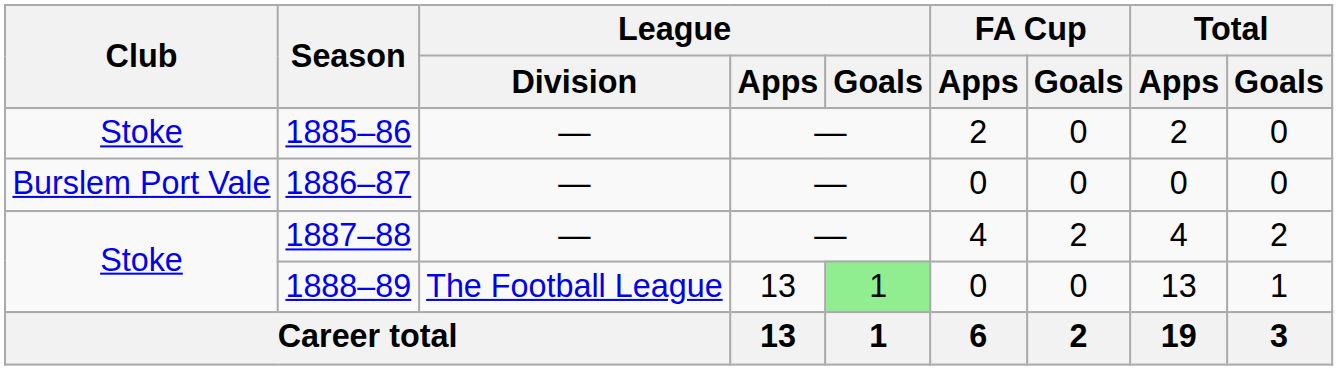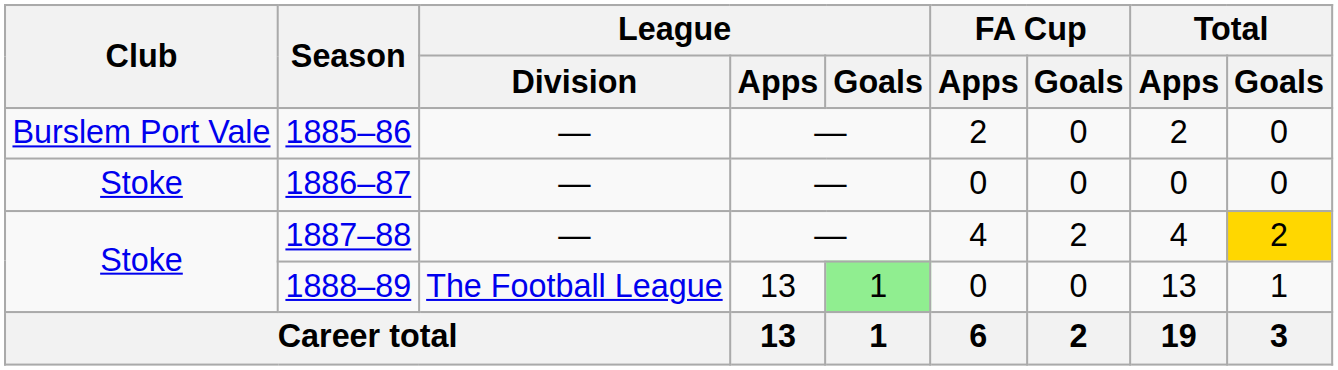(141, 132) Stoke -> (141, 132) Burslem Port Vale
(141, 183) Burslem Port Vale -> (141, 183) Stoke
(1279, 235) no background -> (1279, 235) gold background
